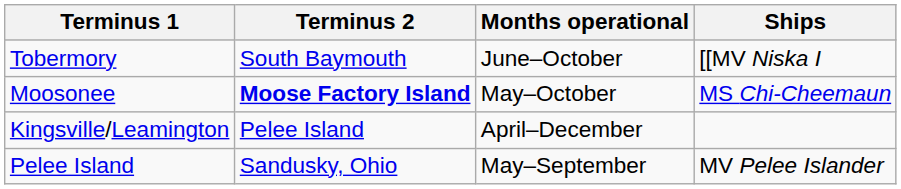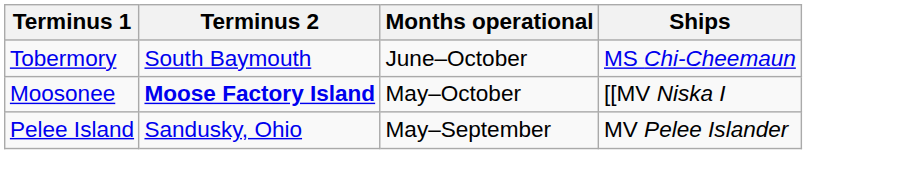(760, 58) [[MV Niska I -> (700, 58) MS Chi-Cheemaun
(795, 93) MS Chi-Cheemaun -> (665, 93) [[MV Niska I
- row: (120, 129)
